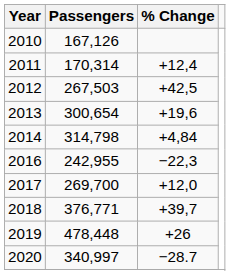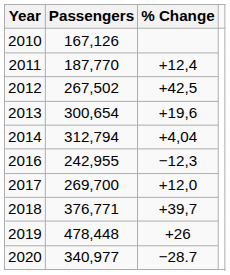(91, 64) 170,314 -> (91, 64) 187,770
(91, 88) 267,503 -> (91, 88) 267,502
(91, 137) 314,798 -> (91, 137) 312,794
(178, 137) +4,84 -> (178, 137) +4,04
(178, 161) −22,3 -> (178, 161) −12,3
(91, 257) 340,997 -> (91, 257) 340,977
